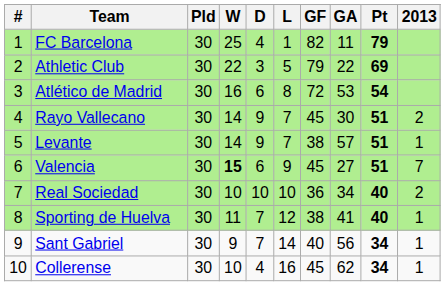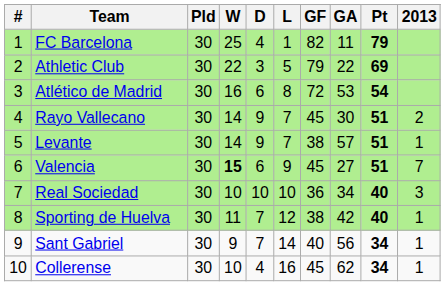(419, 192) 2 -> (419, 192) 3
(345, 218) 41 -> (345, 218) 42
